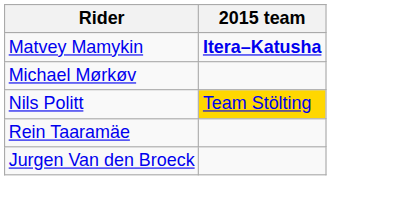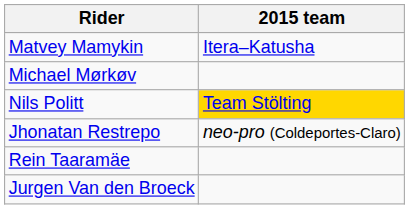(262, 47) bold -> (259, 47) normal
+ row: (84, 132)
